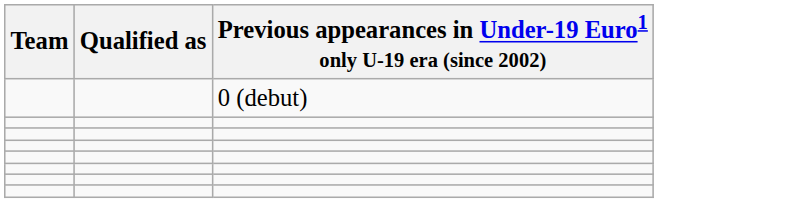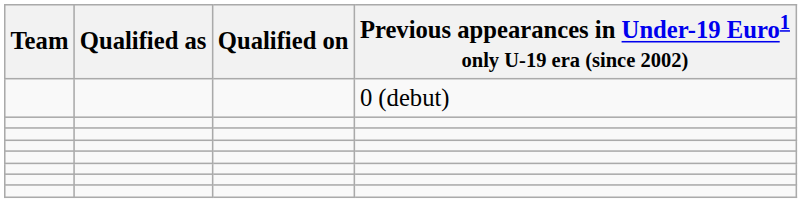+ column: (283, 41)
